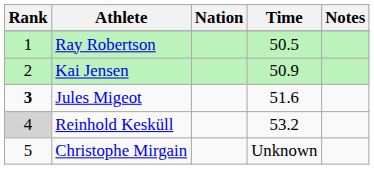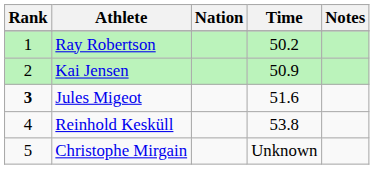(284, 44) 50.5 -> (284, 44) 50.2
(28, 124) lightgrey background -> (28, 124) no background
(284, 124) 53.2 -> (284, 124) 53.8
